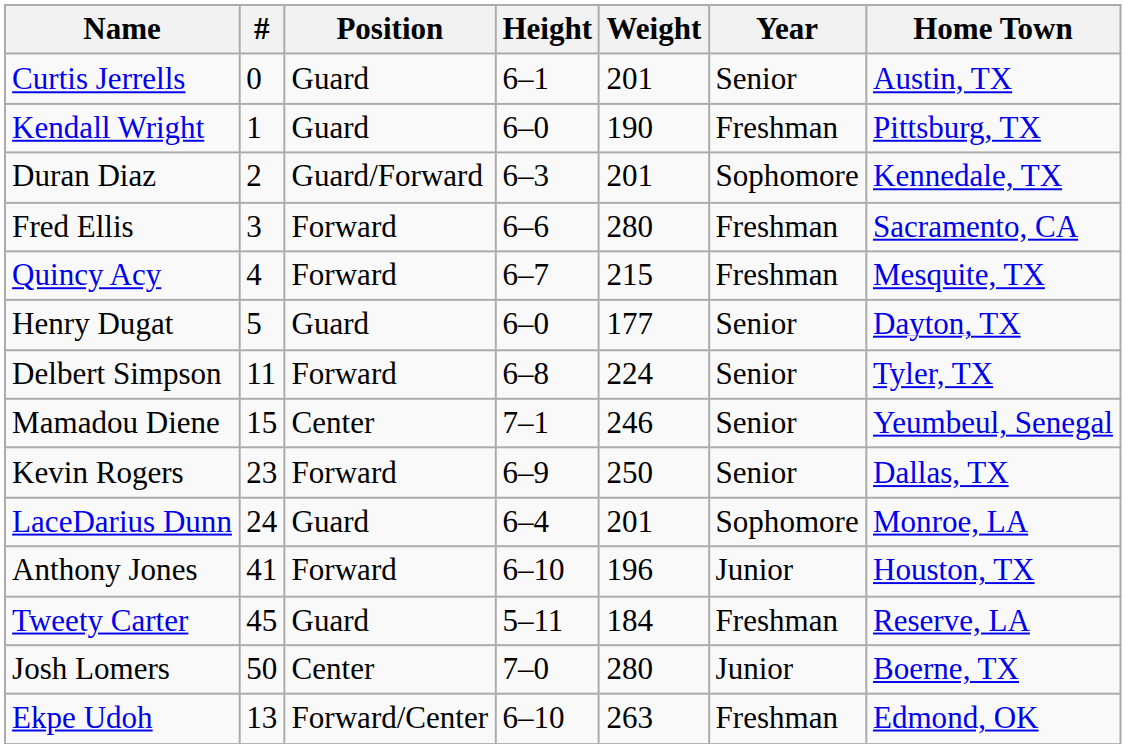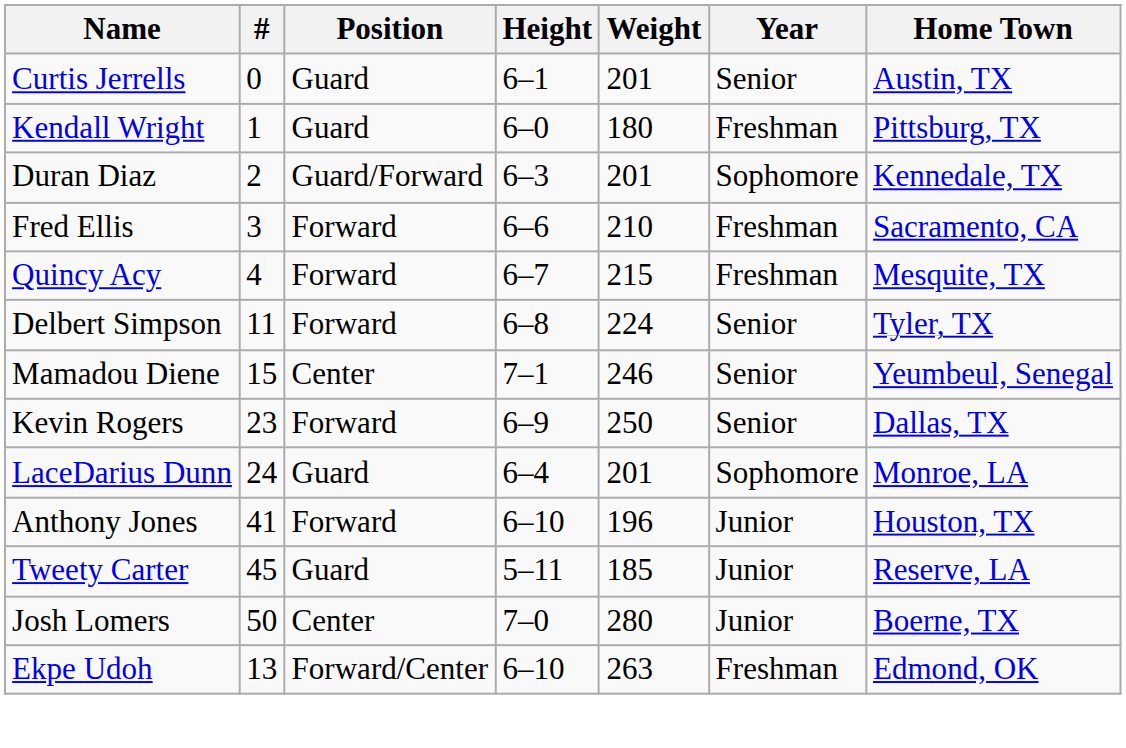(630, 127) 190 -> (630, 127) 180
(630, 226) 280 -> (630, 226) 210
- row: (93, 324)
(630, 619) 184 -> (630, 570) 185
(777, 619) Freshman -> (754, 570) Junior
